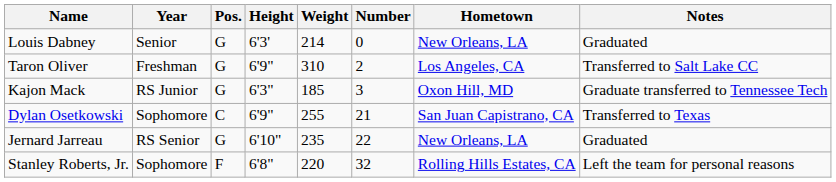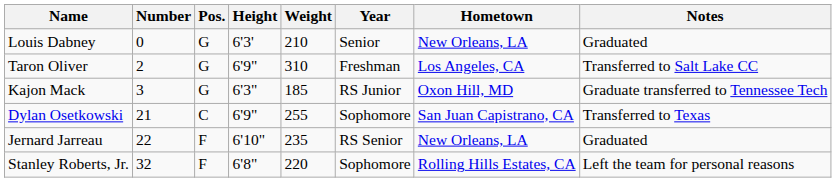columns swapped: (383, 16) <-> (172, 16)
(313, 41) 214 -> (296, 41) 210
(220, 139) G -> (203, 139) F
